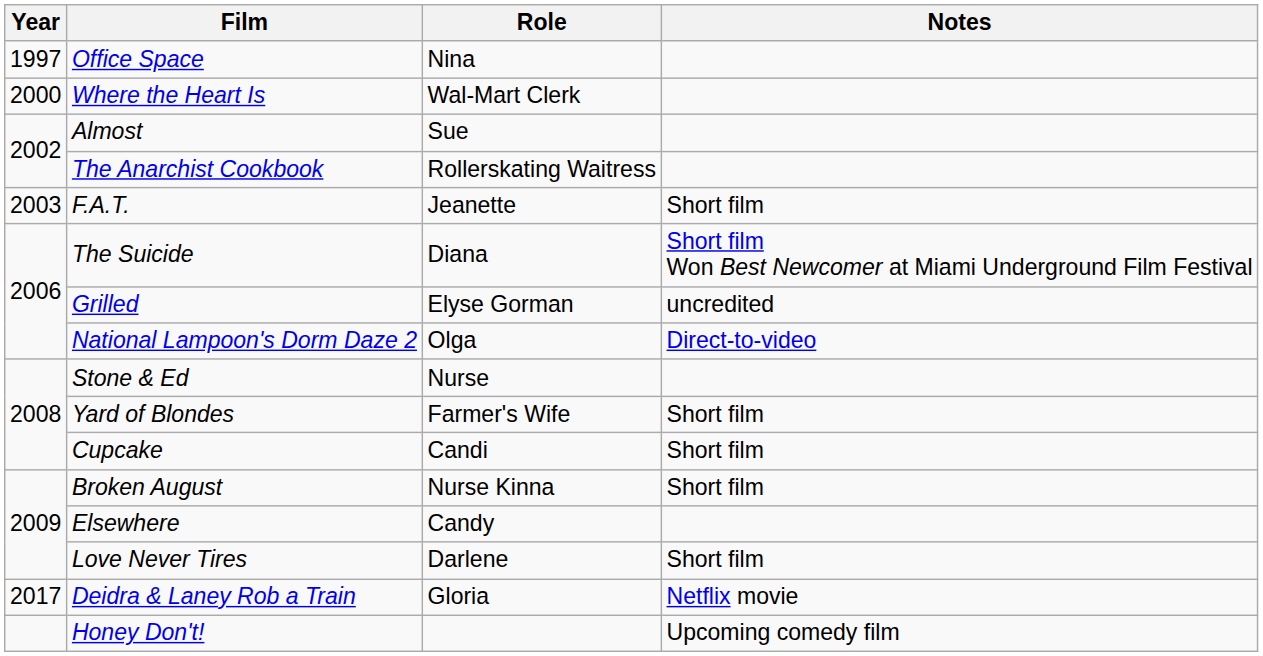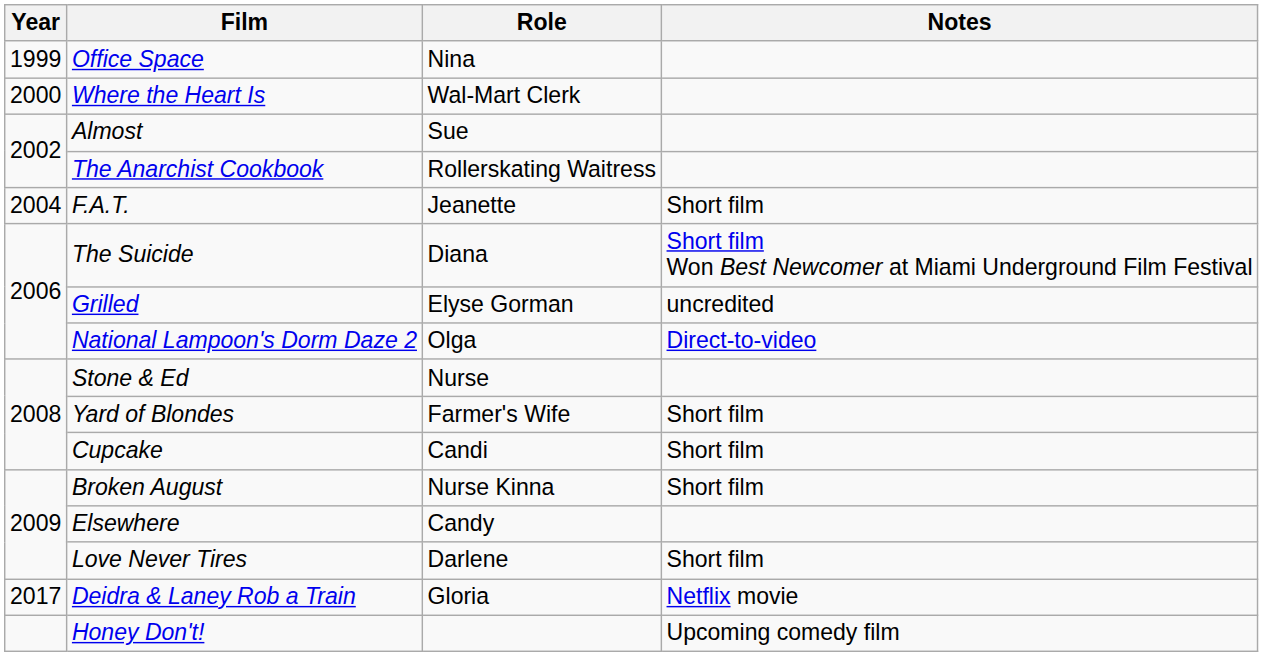(36, 59) 1997 -> (36, 59) 1999
(36, 205) 2003 -> (36, 205) 2004
